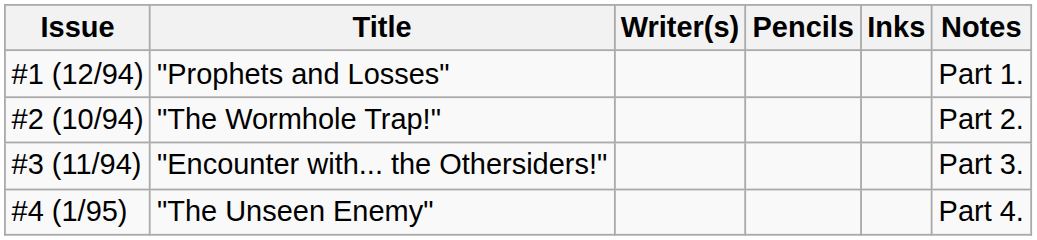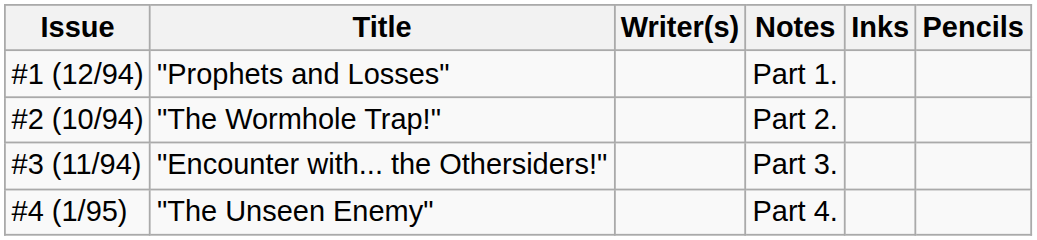columns swapped: (803, 27) <-> (981, 27)
